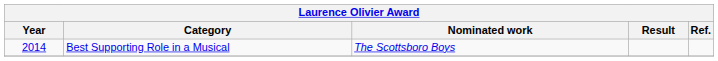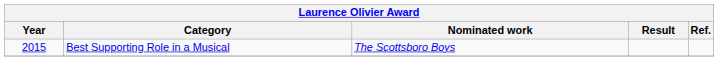(34, 47) 2014 -> (34, 47) 2015
